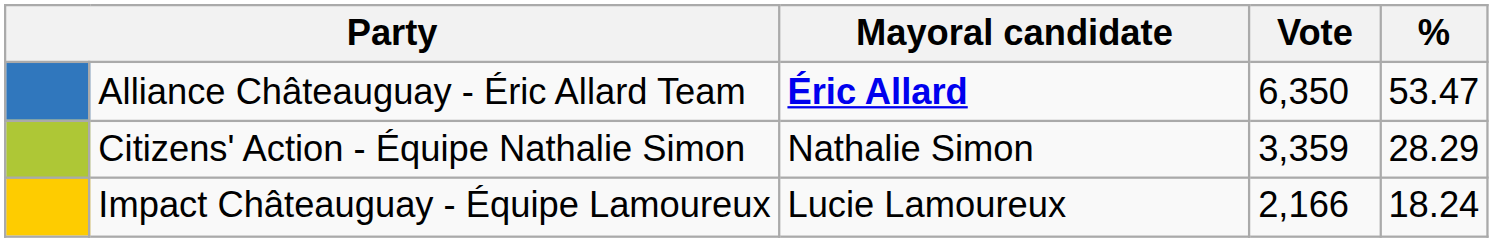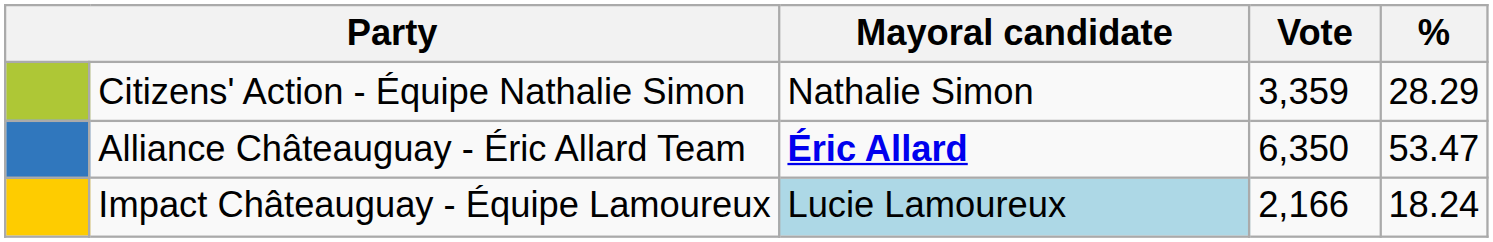rows swapped: (422, 90) <-> (422, 148)
(927, 206) no background -> (927, 206) lightblue background
